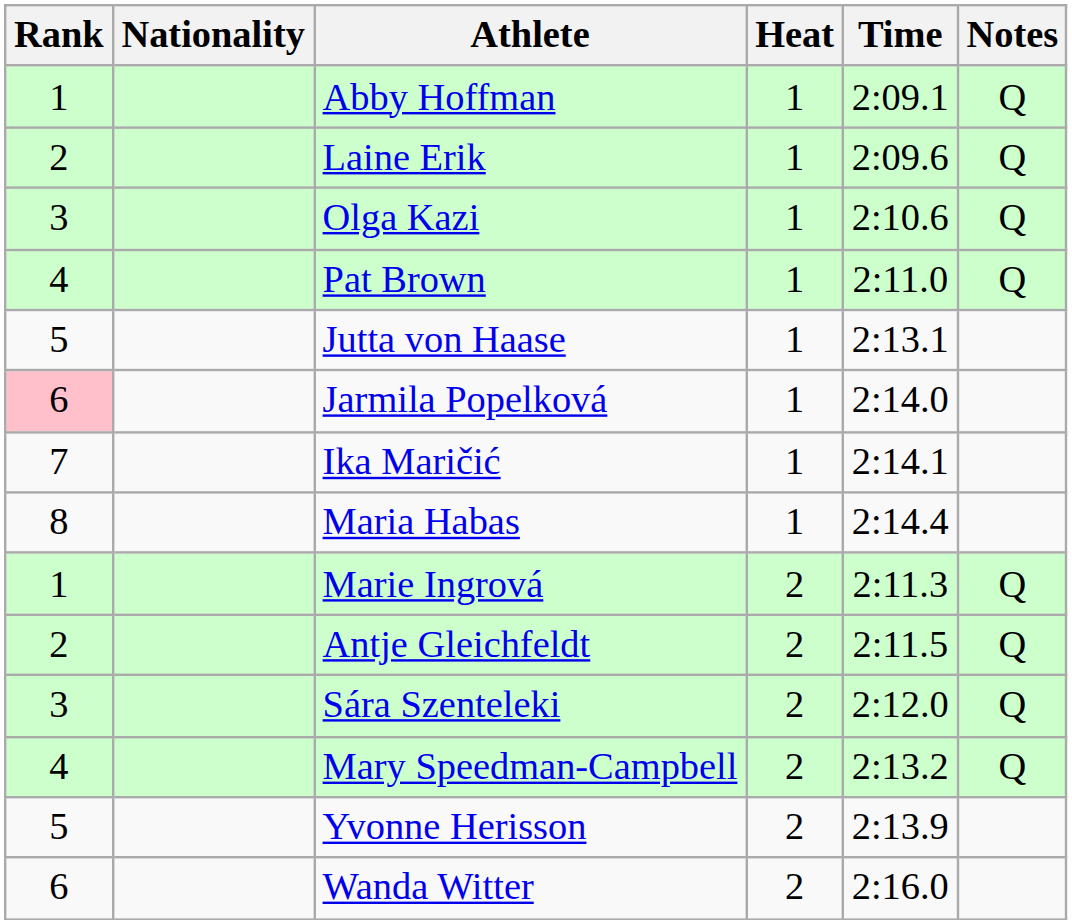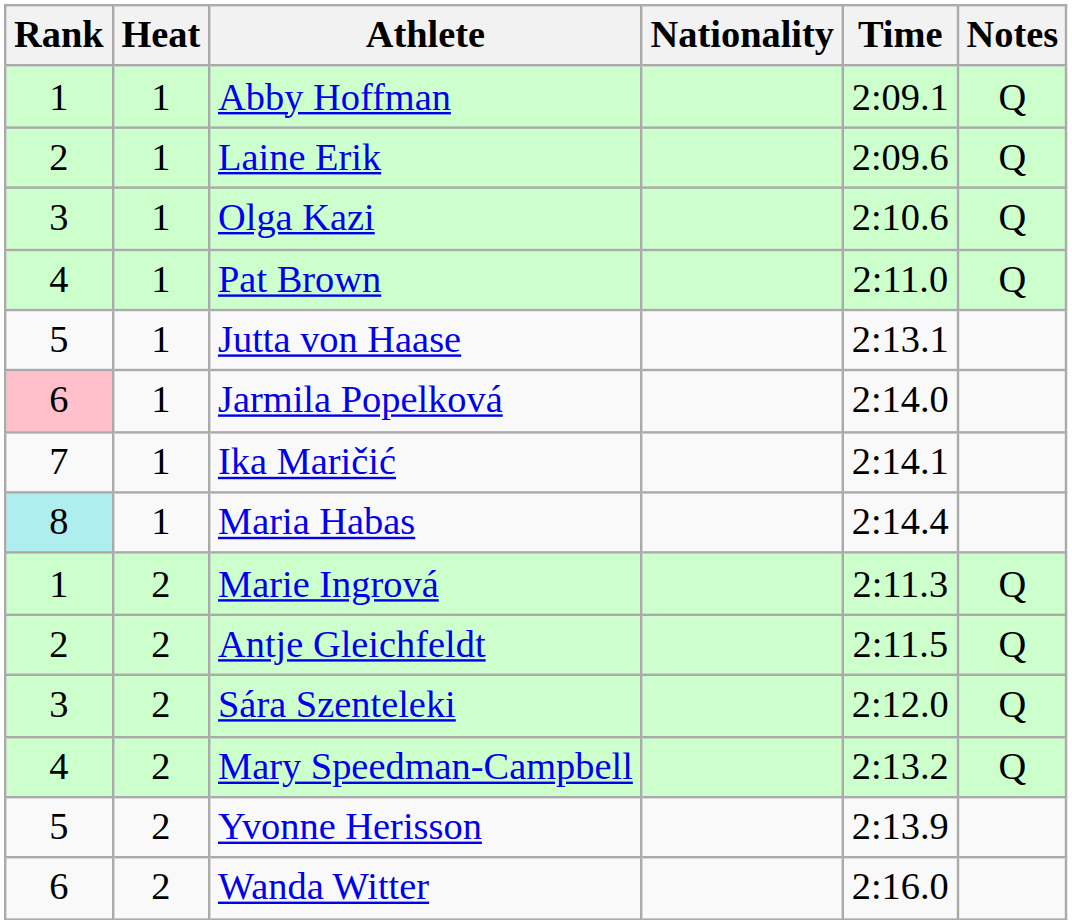columns swapped: (795, 34) <-> (213, 34)
(59, 522) no background -> (59, 522) paleturquoise background
